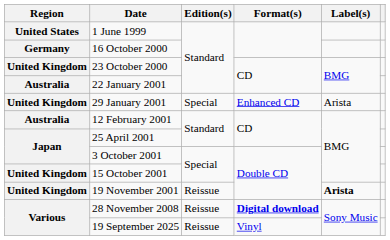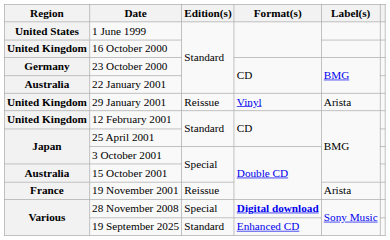(47, 48) Germany -> (47, 48) United Kingdom
(47, 66) United Kingdom -> (47, 66) Germany
(201, 102) Special -> (202, 102) Reissue
(268, 102) Enhanced CD -> (249, 102) Vinyl
(47, 119) Australia -> (47, 119) United Kingdom
(47, 173) United Kingdom -> (47, 173) Australia
(47, 191) United Kingdom -> (47, 191) France
(339, 191) bold -> (337, 191) normal
(202, 208) Reissue -> (201, 208) Special
(202, 226) Reissue -> (204, 226) Standard
(249, 226) Vinyl -> (268, 226) Enhanced CD
